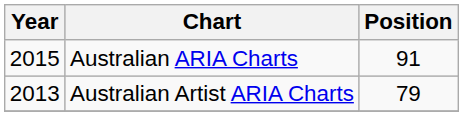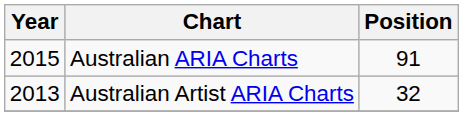(408, 93) 79 -> (408, 93) 32
